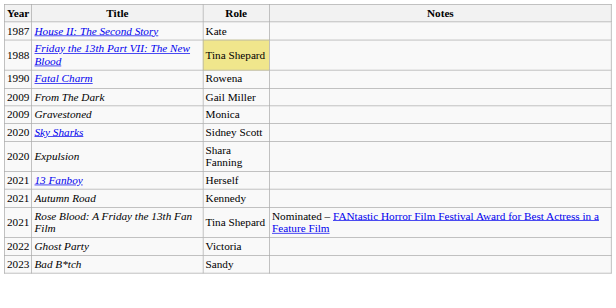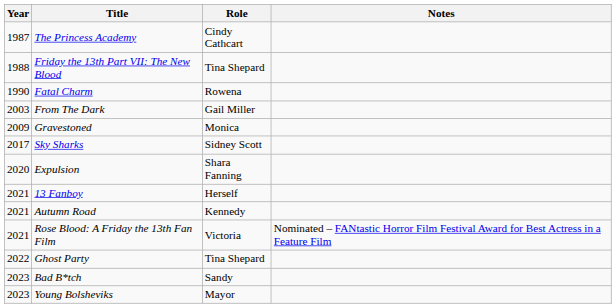+ row: (85, 37)
- row: (96, 31)
(235, 55) khaki background -> (235, 67) no background
(18, 97) 2009 -> (18, 109) 2003
(18, 132) 2020 -> (18, 145) 2017
(235, 222) Tina Shepard -> (223, 235) Victoria
(224, 246) Victoria -> (235, 259) Tina Shepard
+ row: (74, 294)
